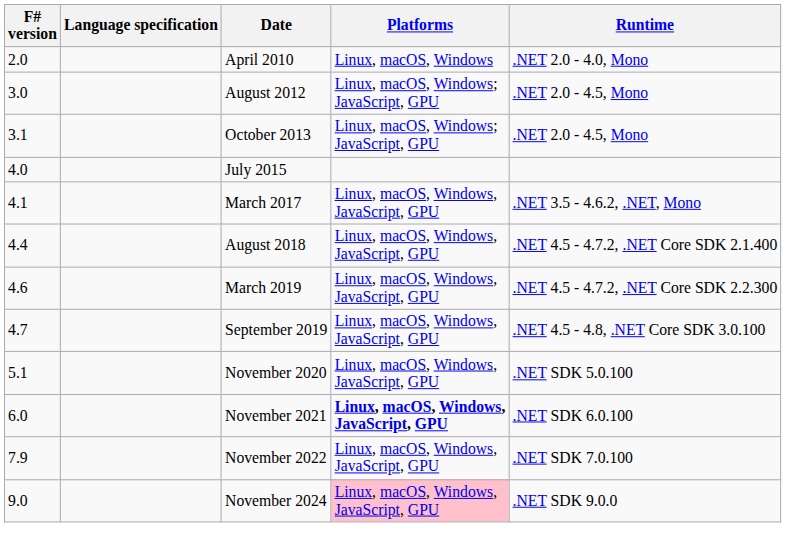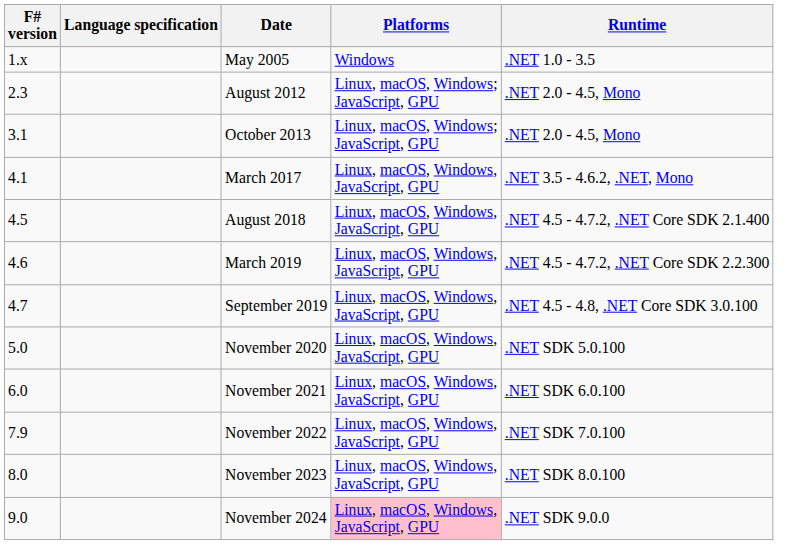+ row: (257, 59)
- row: (259, 59)
(18, 93) 3.0 -> (18, 93) 2.3
- row: (256, 169)
(18, 245) 4.4 -> (18, 220) 4.5
(18, 373) 5.1 -> (18, 348) 5.0
(420, 415) bold -> (416, 390) normal
+ row: (276, 475)
